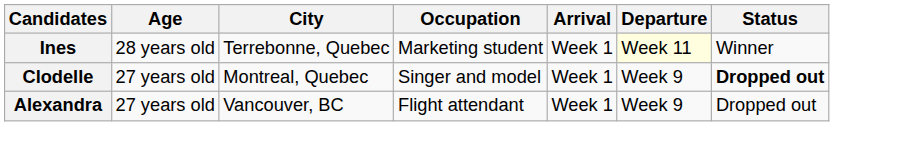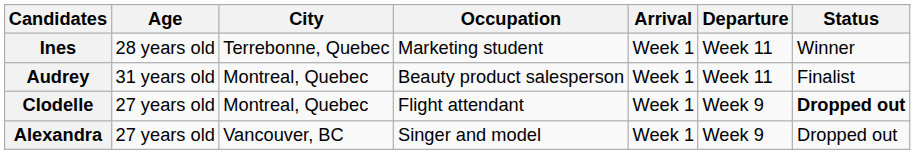(656, 47) lightyellow background -> (738, 47) no background
+ row: (58, 76)
(469, 76) Singer and model -> (461, 105) Flight attendant
(461, 105) Flight attendant -> (469, 134) Singer and model
